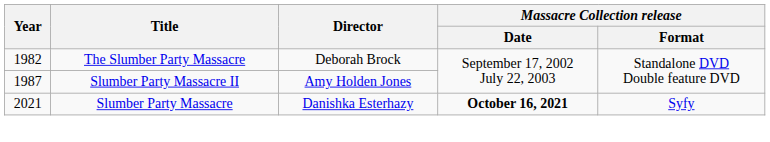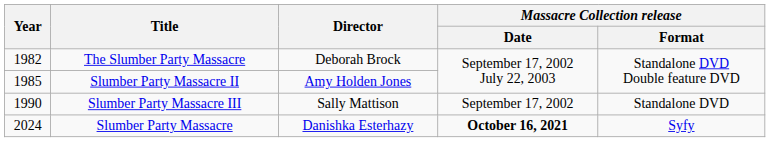(28, 81) 1987 -> (28, 81) 1985
+ row: (165, 103)
(28, 103) 2021 -> (28, 125) 2024
